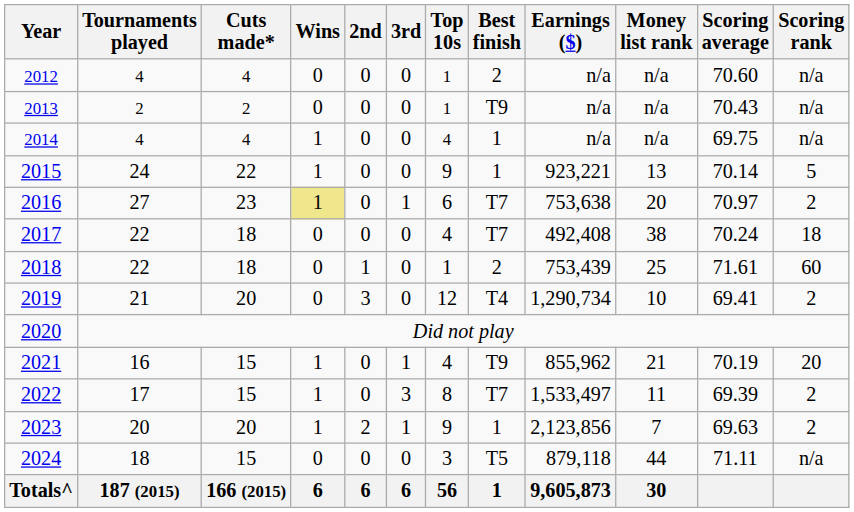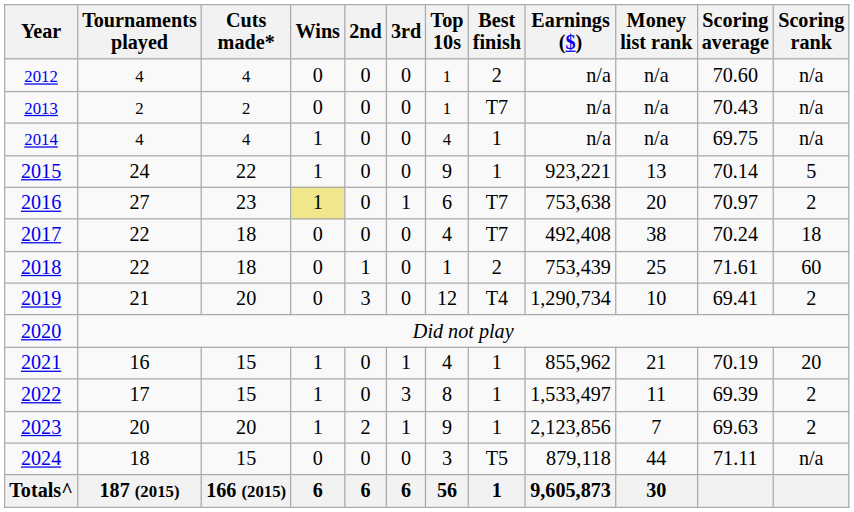(497, 107) T9 -> (497, 107) T7
(497, 362) T9 -> (497, 362) 1
(497, 394) T7 -> (497, 394) 1
